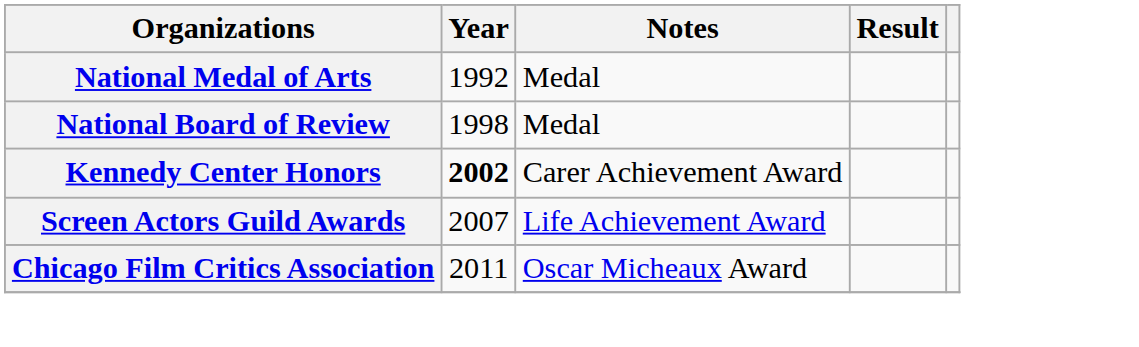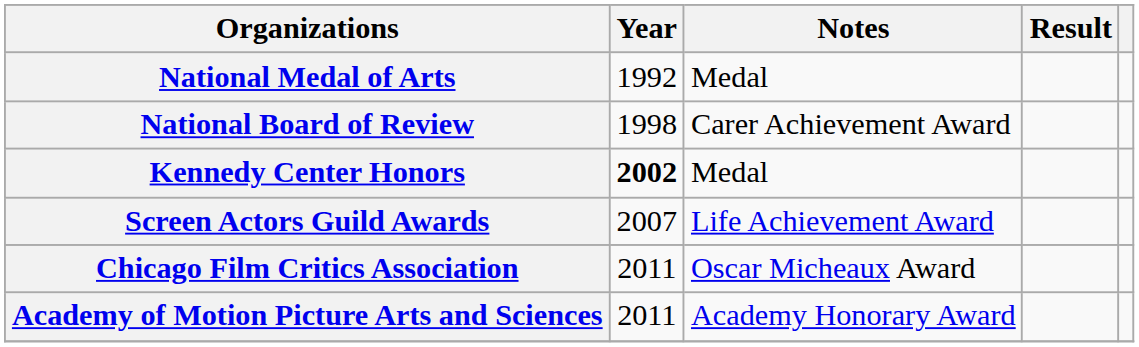(561, 124) Medal -> (851, 124) Carer Achievement Award
(683, 172) Carer Achievement Award -> (730, 172) Medal
+ row: (307, 316)
